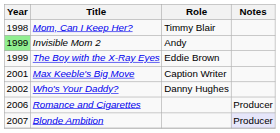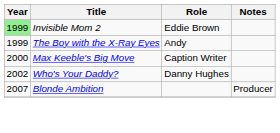- row: (83, 27)
(175, 43) Andy -> (192, 27) Eddie Brown
(192, 58) Eddie Brown -> (175, 43) Andy
(17, 74) 2001 -> (17, 58) 2000
- row: (87, 105)
(253, 120) lavender background -> (253, 89) no background
